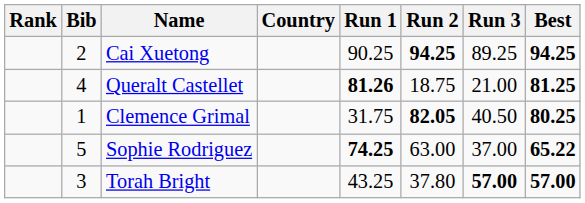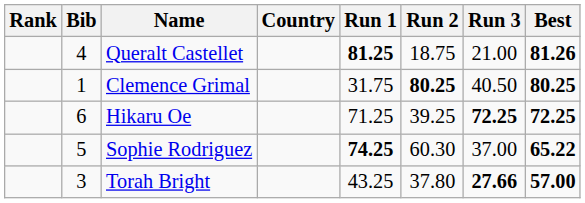- row: (158, 52)
(371, 85) 81.26 -> (371, 52) 81.25
(553, 85) 81.25 -> (553, 52) 81.26
(432, 117) 82.05 -> (432, 85) 80.25
+ row: (149, 117)
(432, 149) 63.00 -> (432, 149) 60.30
(494, 181) 57.00 -> (494, 181) 27.66
